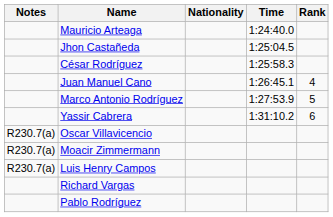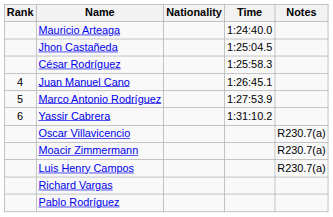columns swapped: (312, 13) <-> (31, 13)
